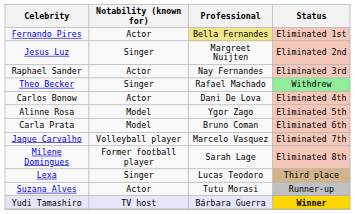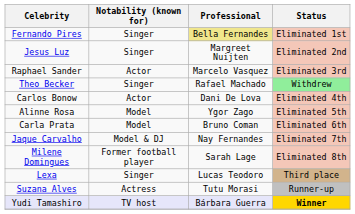(139, 34) Actor -> (139, 34) Singer
(231, 71) Nay Fernandes -> (231, 71) Marcelo Vasquez
(139, 139) Volleyball player -> (139, 139) Model & DJ
(231, 139) Marcelo Vasquez -> (231, 139) Nay Fernandes
(139, 189) Actor -> (139, 189) Actress
